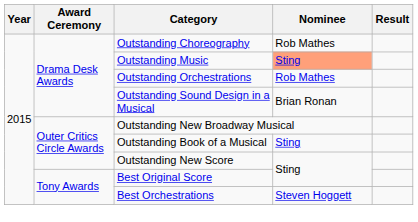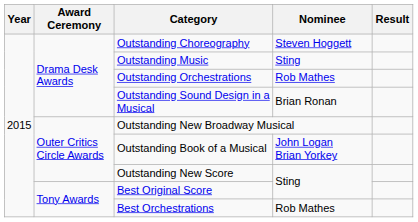(305, 43) Rob Mathes -> (313, 43) Steven Hoggett
(288, 60) lightsalmon background -> (288, 60) no background
(288, 143) Sting -> (306, 149) John Logan Brian Yorkey
(313, 195) Steven Hoggett -> (305, 208) Rob Mathes
